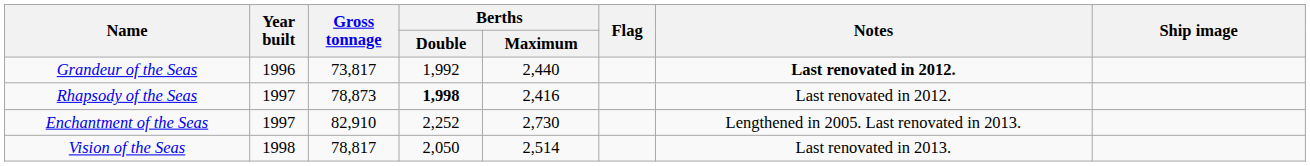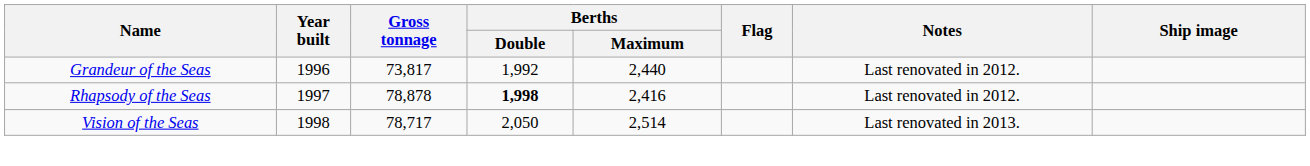(873, 69) bold -> (942, 69) normal
(354, 95) 78,873 -> (409, 95) 78,878
- row: (127, 122)
(354, 148) 78,817 -> (409, 122) 78,717
